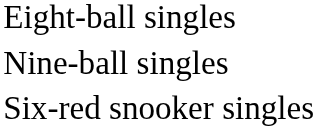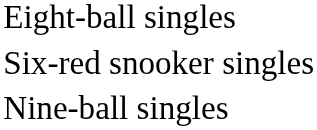rows swapped: (116, 62) <-> (159, 108)
